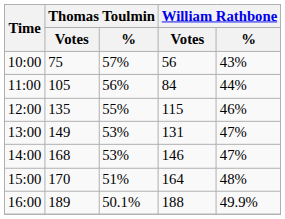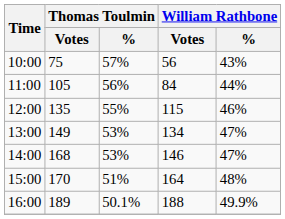(173, 132) 131 -> (173, 132) 134
